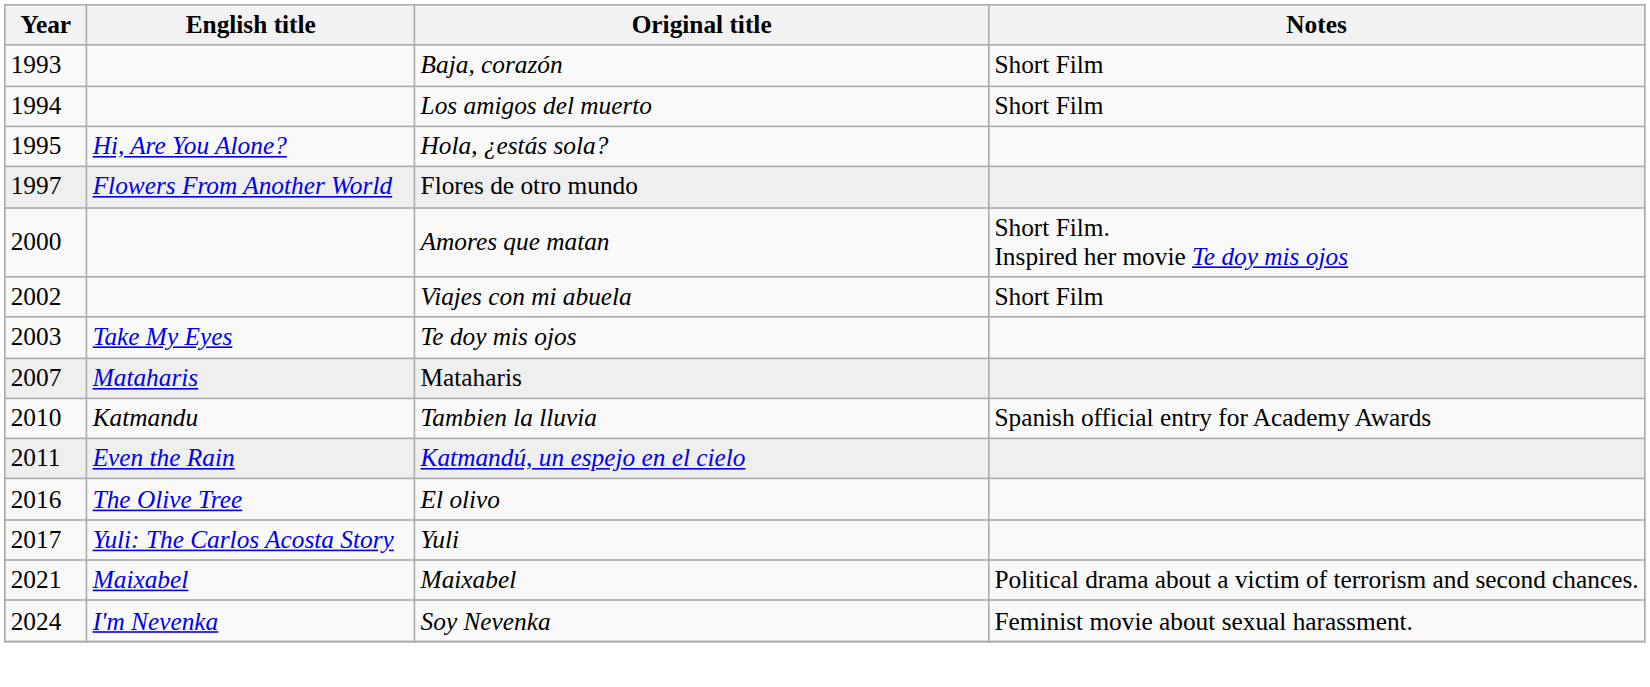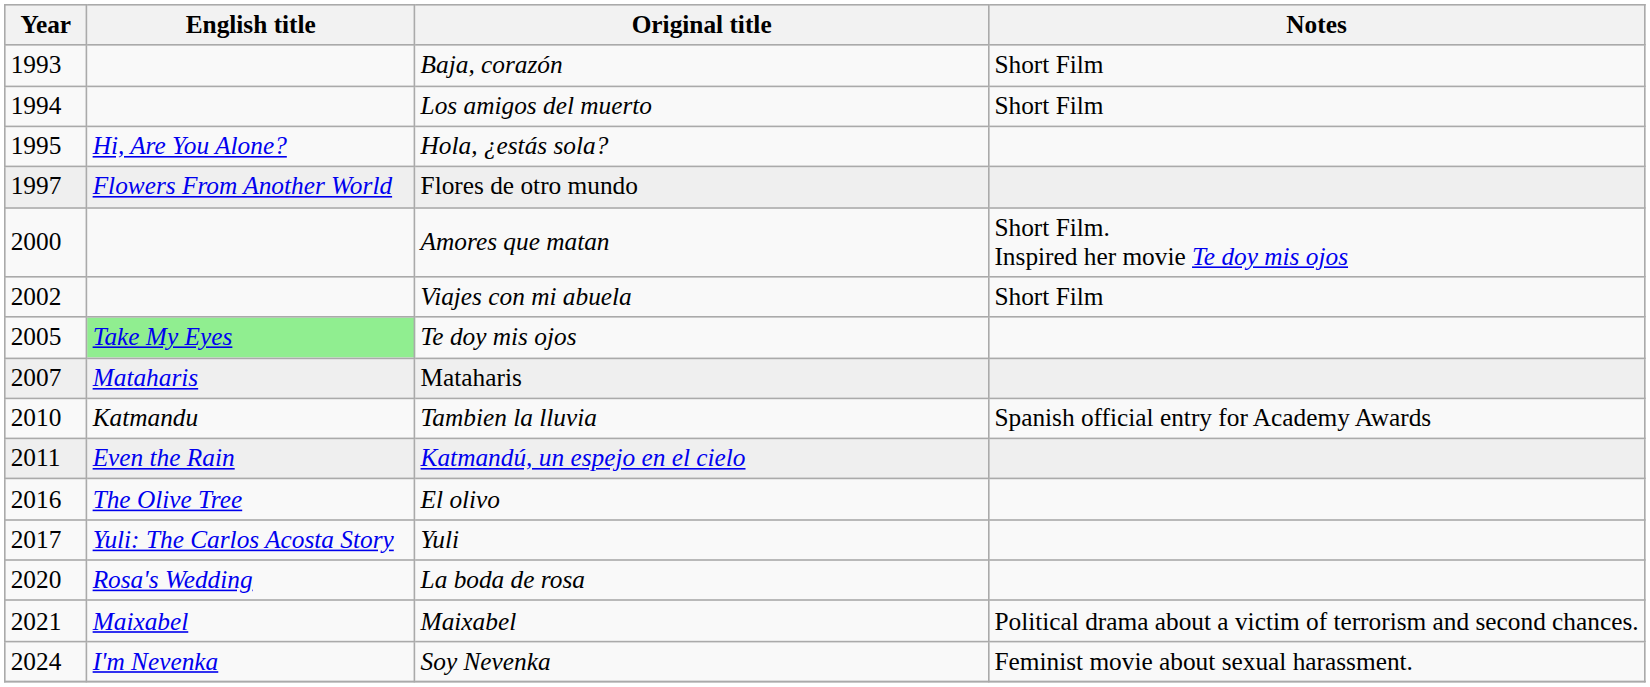(36, 336) 2003 -> (36, 336) 2005
(162, 336) no background -> (162, 336) lightgreen background
+ row: (503, 579)
